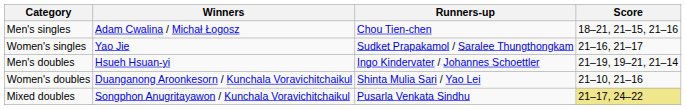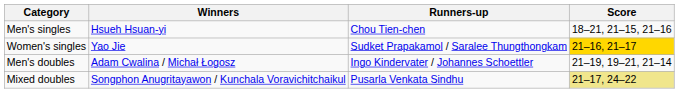(167, 29) Adam Cwalina / Michał Łogosz -> (128, 29) Hsueh Hsuan-yi
(611, 46) no background -> (604, 46) gold background
(133, 63) Hsueh Hsuan-yi -> (163, 63) Adam Cwalina / Michał Łogosz
- row: (48, 79)
